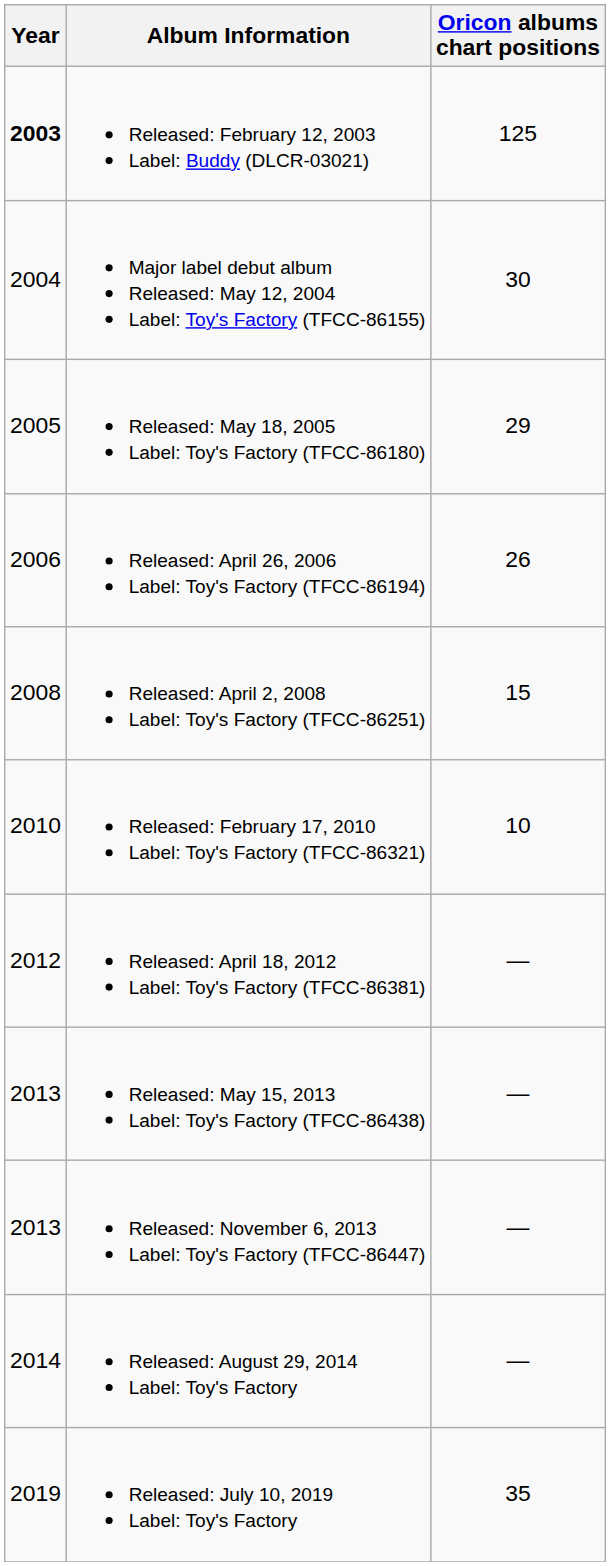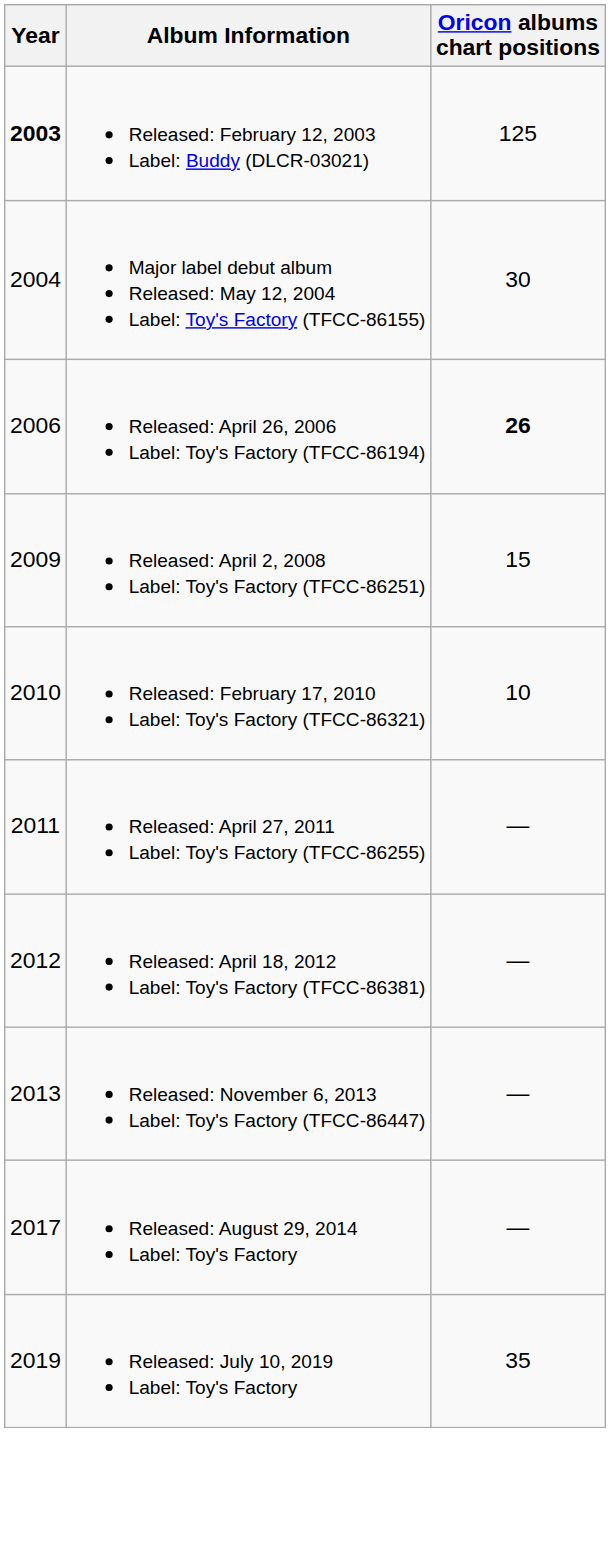- row: (248, 439)
(518, 559) normal -> (518, 426) bold
(35, 693) 2008 -> (35, 559) 2009
+ row: (248, 840)
- row: (248, 1107)
(35, 1360) 2014 -> (35, 1227) 2017
